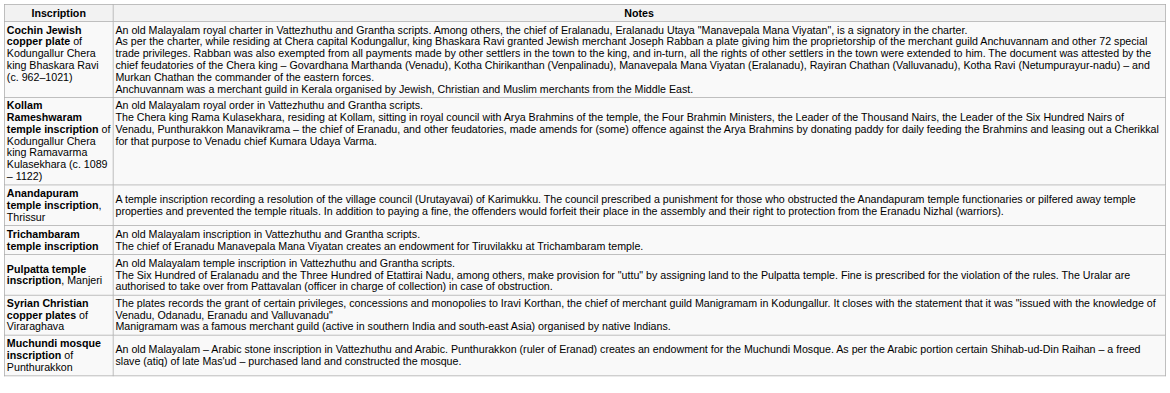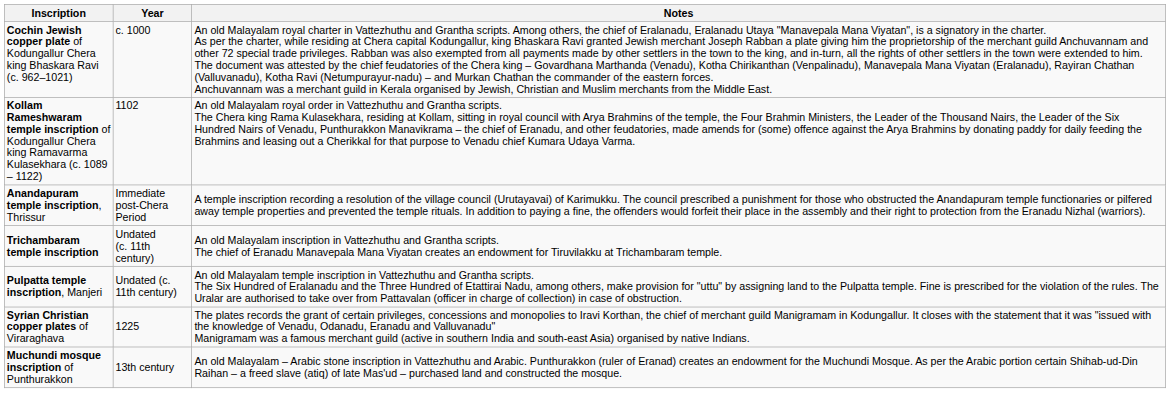+ column: (152, 13)
